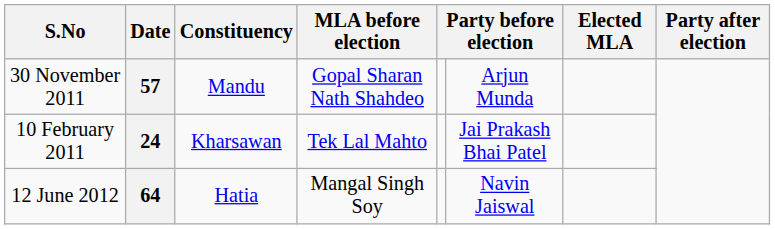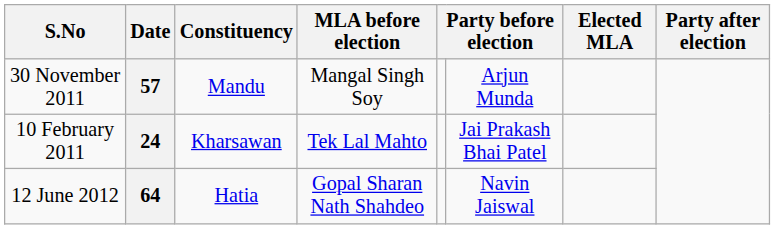(367, 86) Gopal Sharan Nath Shahdeo -> (367, 86) Mangal Singh Soy
(367, 195) Mangal Singh Soy -> (367, 195) Gopal Sharan Nath Shahdeo
